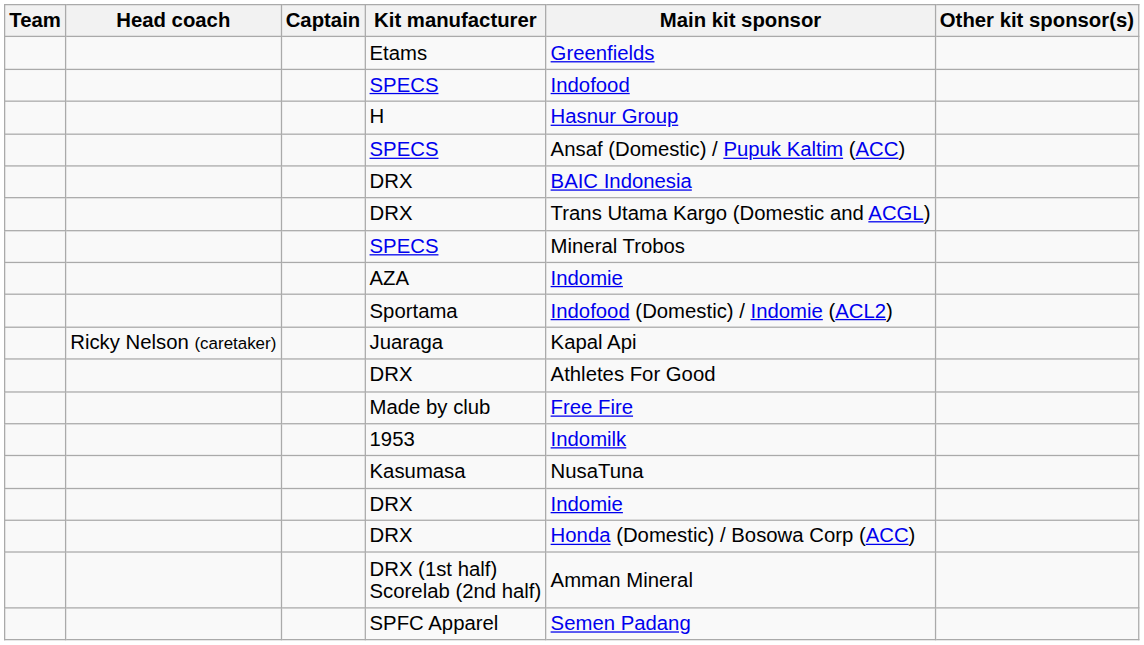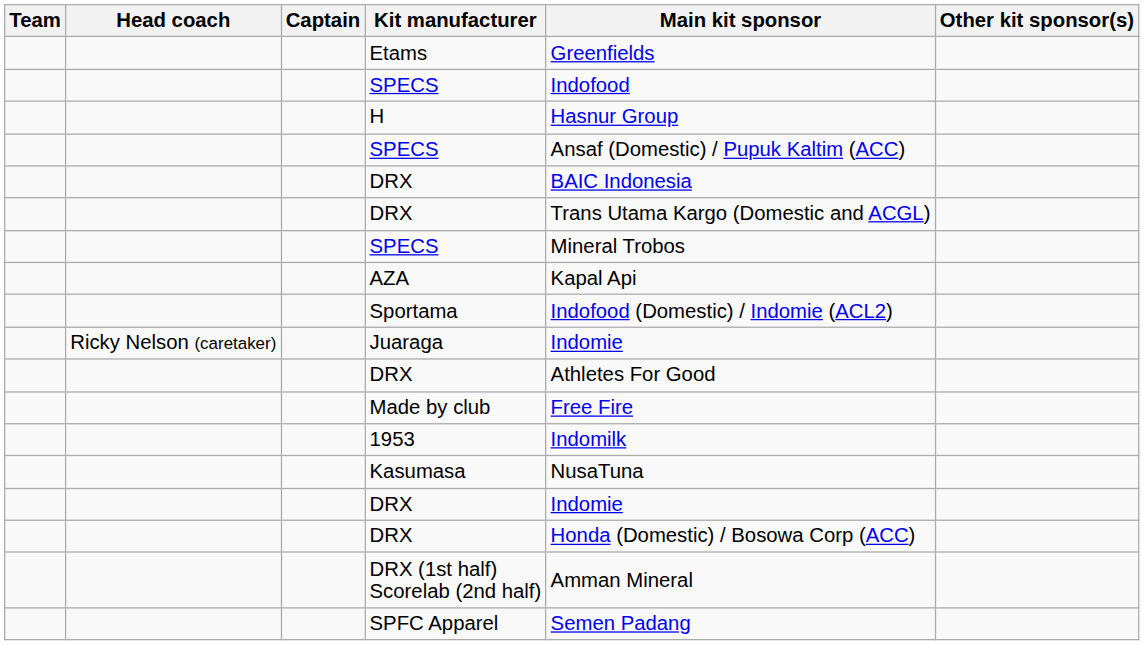(587, 278) Indomie -> (594, 278) Kapal Api
(594, 342) Kapal Api -> (587, 342) Indomie
